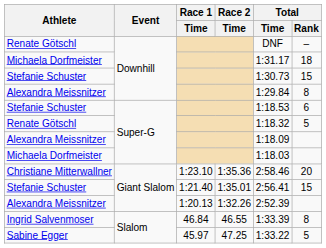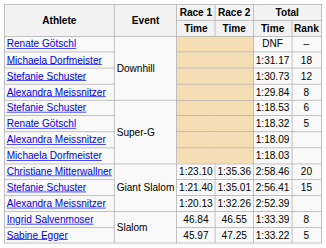(306, 76) 15 -> (306, 76) 12
